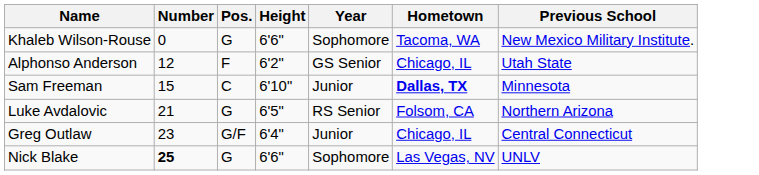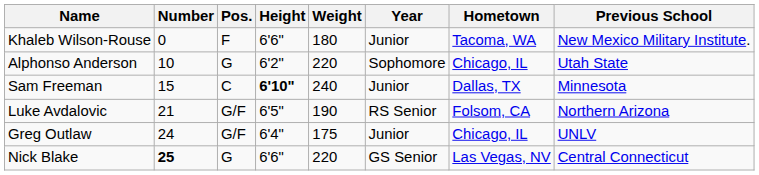+ column: (337, 16)
(227, 39) G -> (225, 39) F
(351, 39) Sophomore -> (389, 39) Junior
(166, 63) 12 -> (166, 63) 10
(225, 63) F -> (227, 63) G
(347, 63) GS Senior -> (407, 63) Sophomore
(276, 87) normal -> (277, 87) bold
(432, 87) bold -> (487, 87) normal
(227, 110) G -> (233, 110) G/F
(166, 134) 23 -> (166, 134) 24
(567, 134) Central Connecticut -> (577, 134) UNLV
(351, 157) Sophomore -> (403, 157) GS Senior
(521, 157) UNLV -> (623, 157) Central Connecticut
